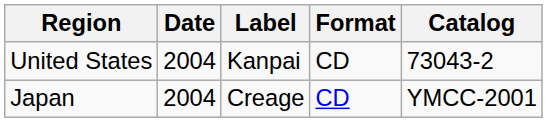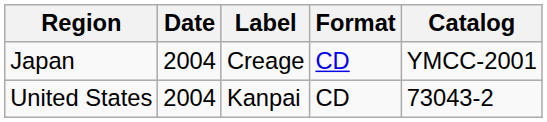rows swapped: (42, 98) <-> (81, 60)
